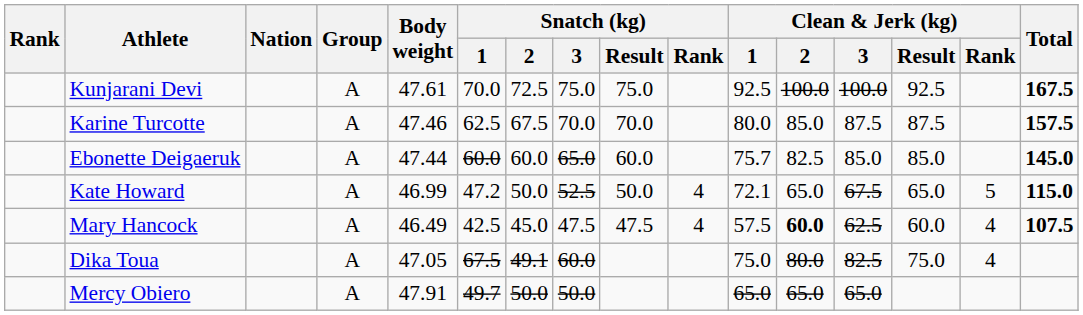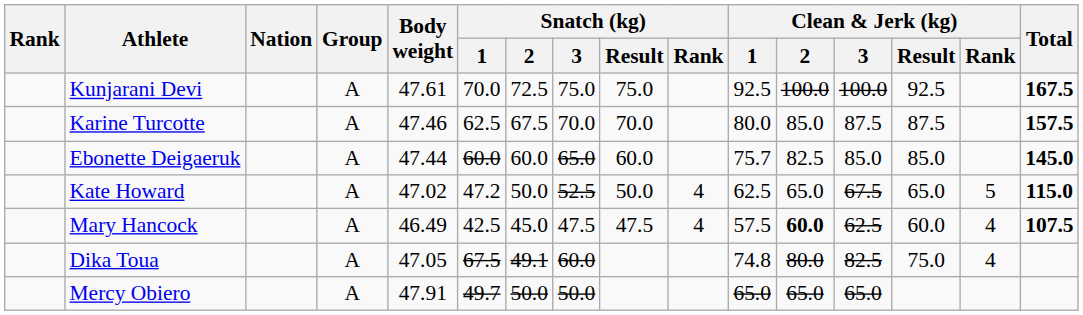(423, 191) 46.99 -> (423, 191) 47.02
(752, 191) 72.1 -> (752, 191) 62.5
(752, 259) 75.0 -> (752, 259) 74.8
